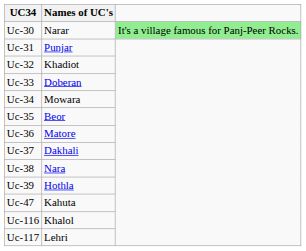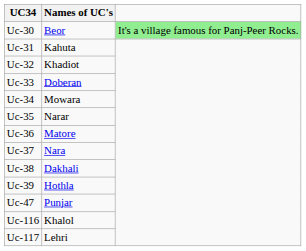(56, 30) Narar -> (55, 30) Beor
(58, 47) Punjar -> (60, 47) Kahuta
(55, 116) Beor -> (56, 116) Narar
(61, 151) Dakhali -> (55, 151) Nara
(55, 168) Nara -> (61, 168) Dakhali
(60, 202) Kahuta -> (58, 202) Punjar
